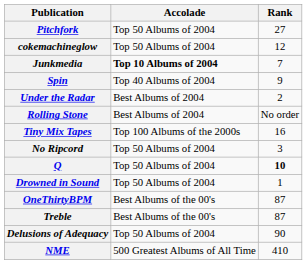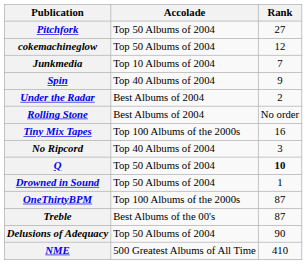(165, 64) bold -> (164, 64) normal
(164, 149) Top 50 Albums of 2004 -> (164, 149) Top 40 Albums of 2004
(164, 200) Best Albums of the 00's -> (177, 200) Top 100 Albums of the 2000s
